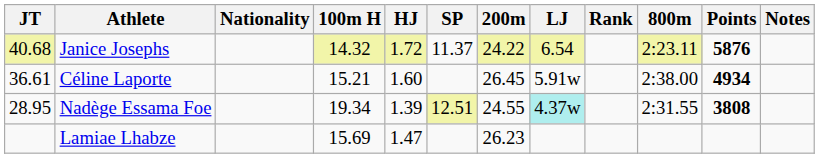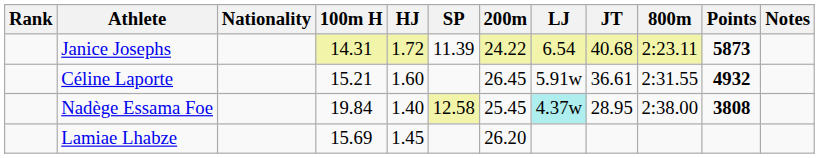columns swapped: (611, 19) <-> (30, 19)
(350, 49) 14.32 -> (351, 49) 14.31
(452, 49) 11.37 -> (454, 49) 11.39
(732, 49) 5876 -> (732, 49) 5873
(670, 78) 2:38.00 -> (670, 78) 2:31.55
(732, 78) 4934 -> (732, 78) 4932
(350, 108) 19.34 -> (351, 108) 19.84
(406, 108) 1.39 -> (408, 108) 1.40
(452, 108) 12.51 -> (454, 108) 12.58
(504, 108) 24.55 -> (505, 108) 25.45
(670, 108) 2:31.55 -> (670, 108) 2:38.00
(406, 138) 1.47 -> (408, 138) 1.45
(504, 138) 26.23 -> (505, 138) 26.20
